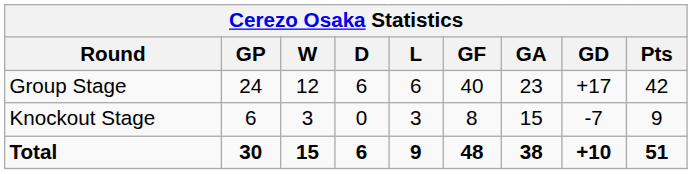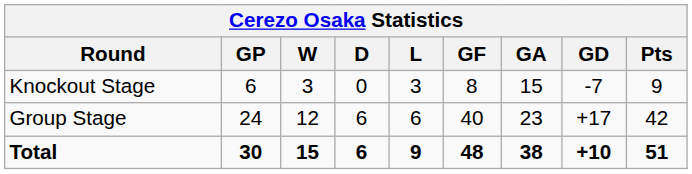rows swapped: (68, 86) <-> (82, 119)
